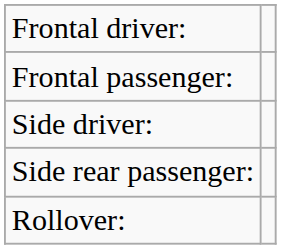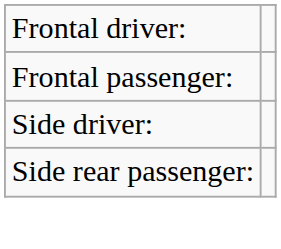- row: (69, 219)
